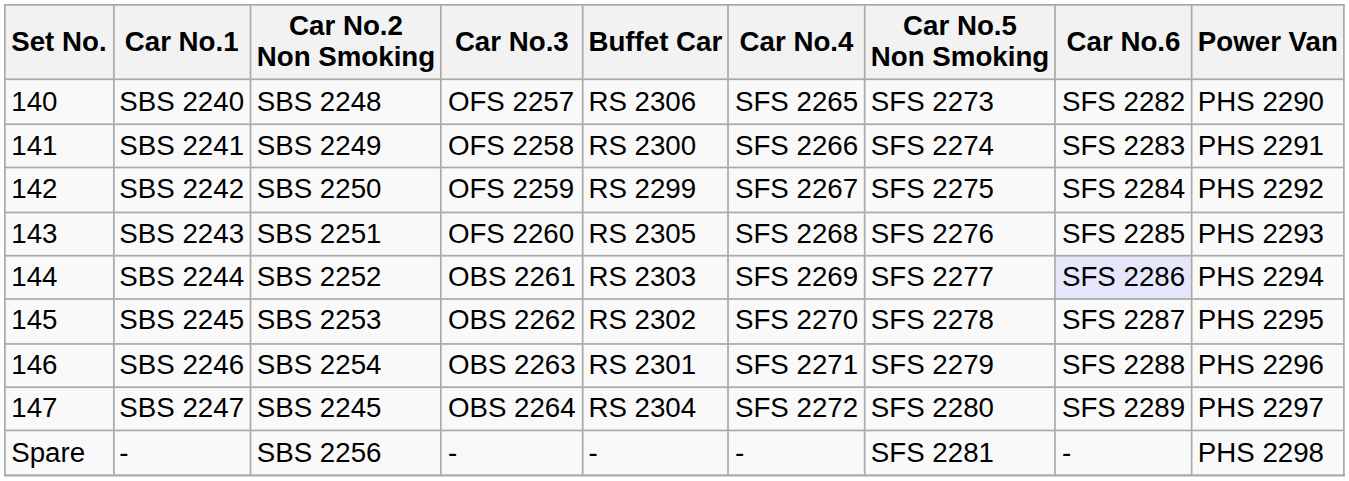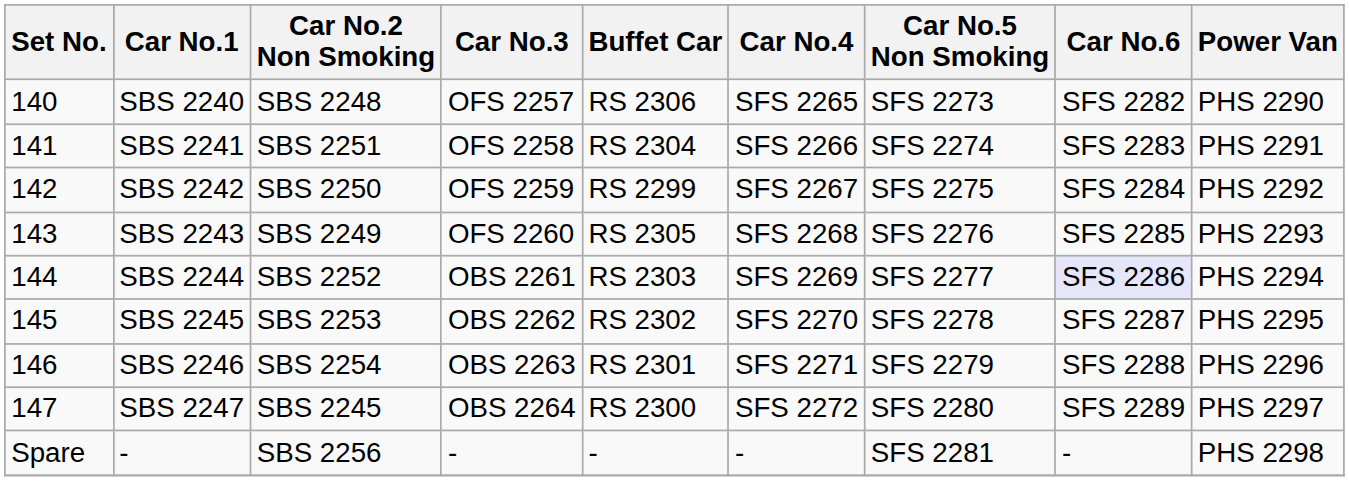(319, 145) SBS 2249 -> (319, 145) SBS 2251
(642, 145) RS 2300 -> (642, 145) RS 2304
(319, 233) SBS 2251 -> (319, 233) SBS 2249
(642, 408) RS 2304 -> (642, 408) RS 2300
